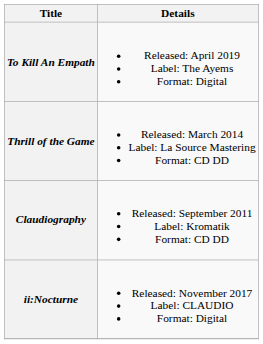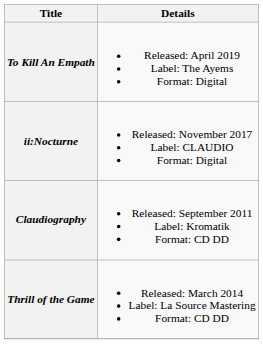rows swapped: (51, 299) <-> (51, 141)
